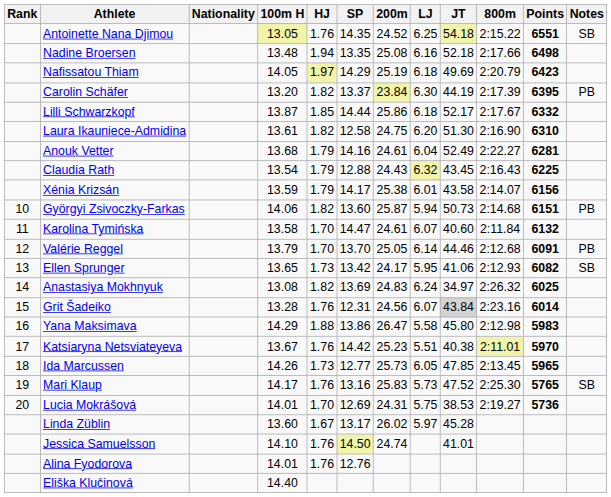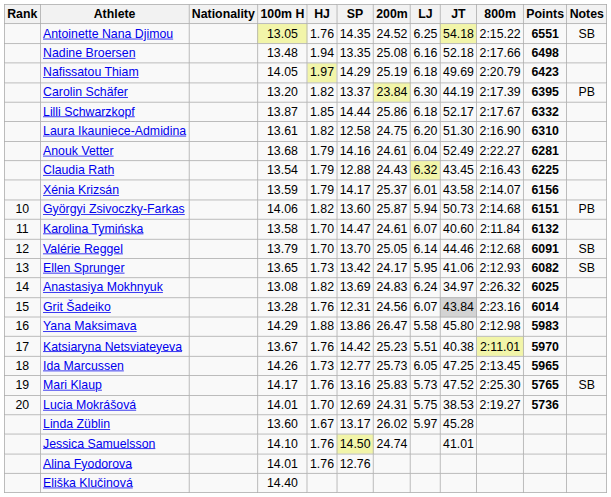(392, 190) 25.38 -> (392, 190) 25.37
(587, 248) PB -> (587, 248) SB
(458, 365) 47.85 -> (458, 365) 47.25
